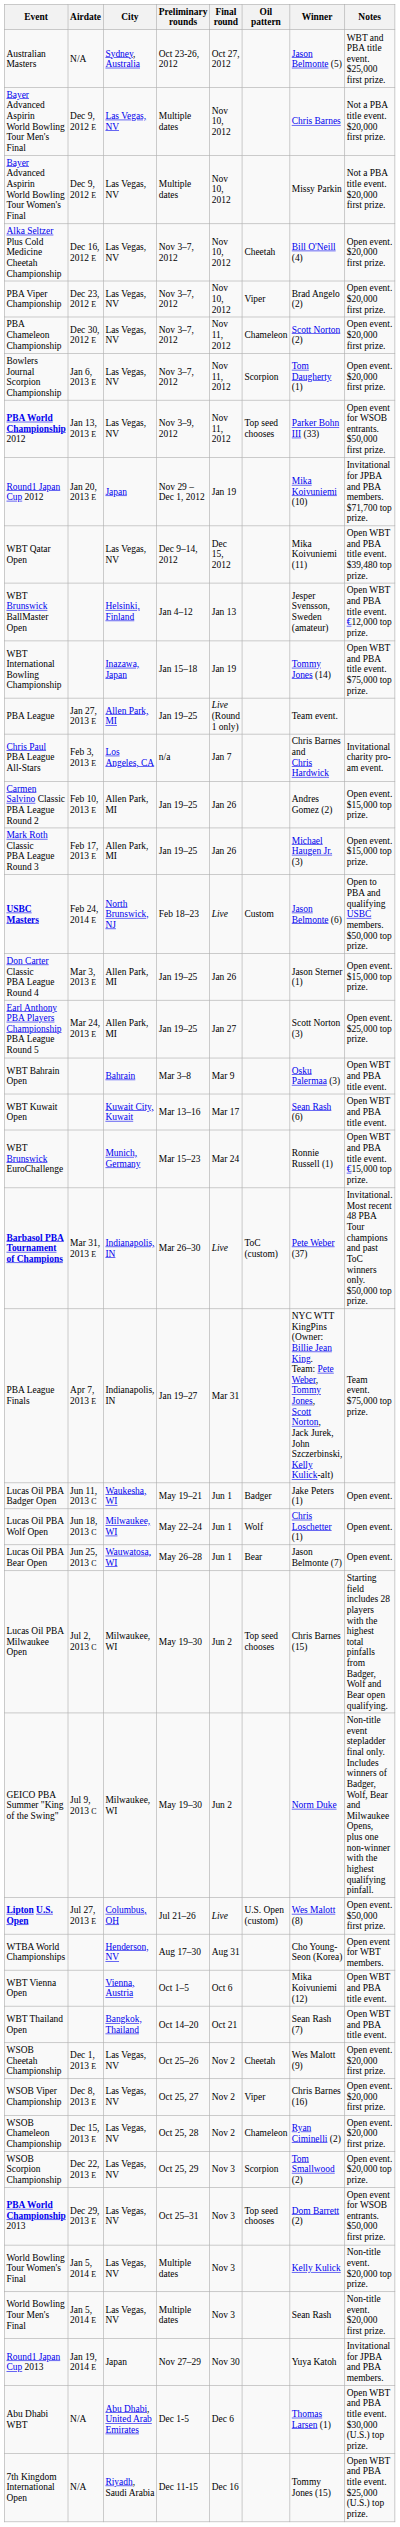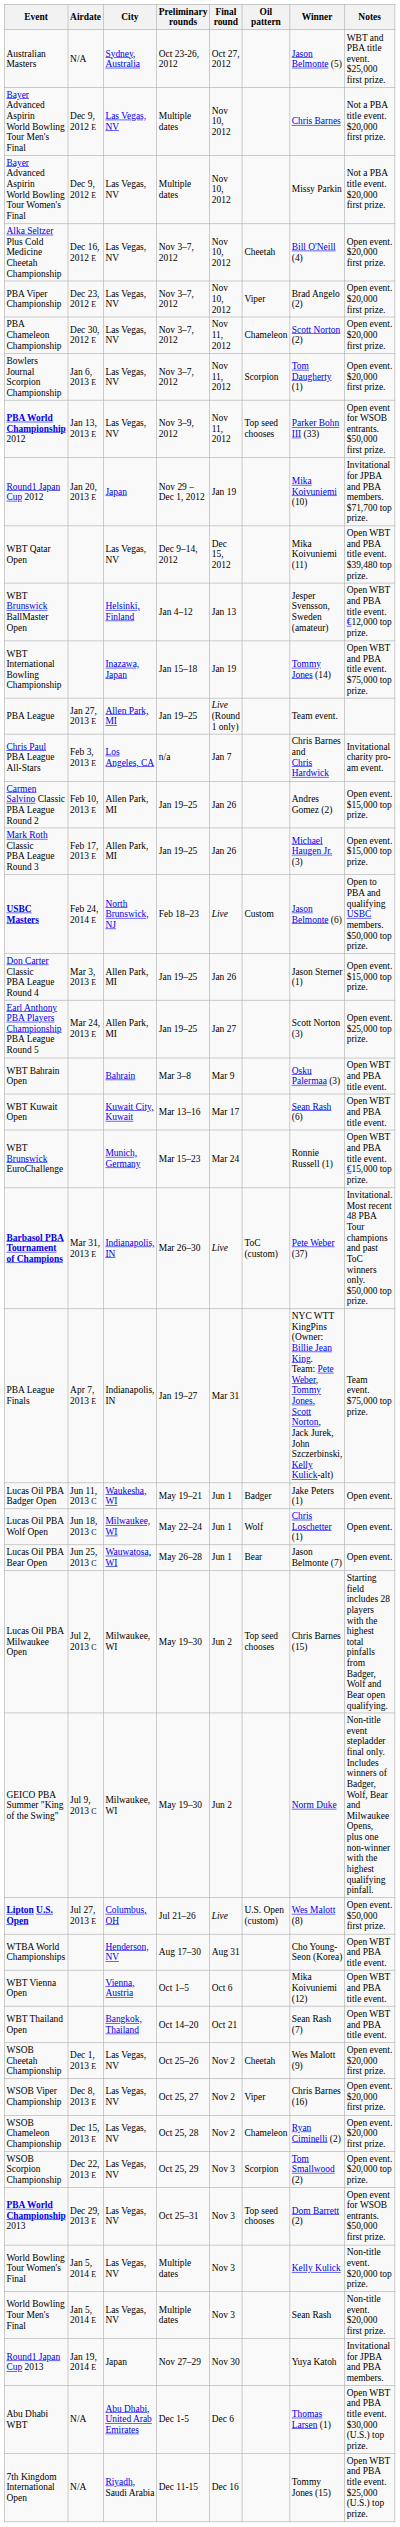(368, 1952) Open event for WBT members. -> (368, 1952) Open WBT and PBA title event.
